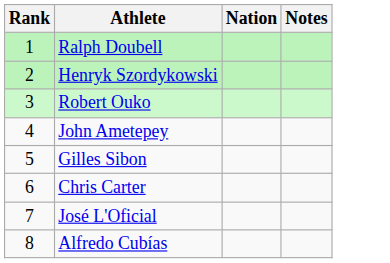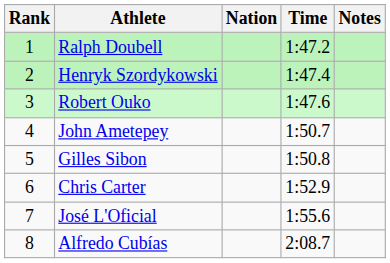+ column: (308, 18)
